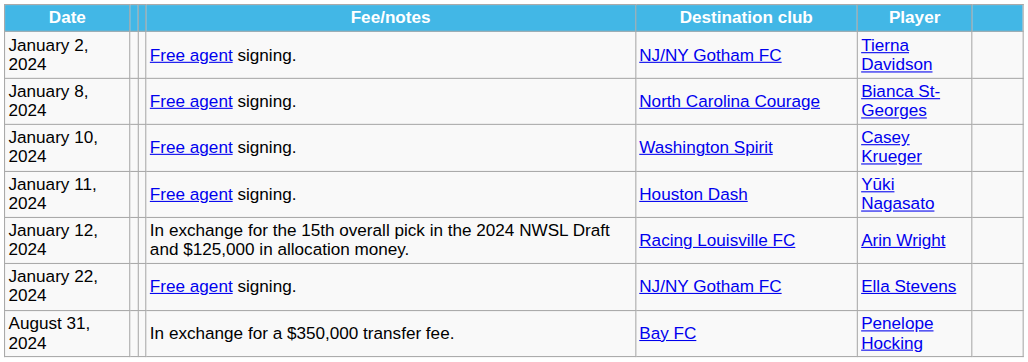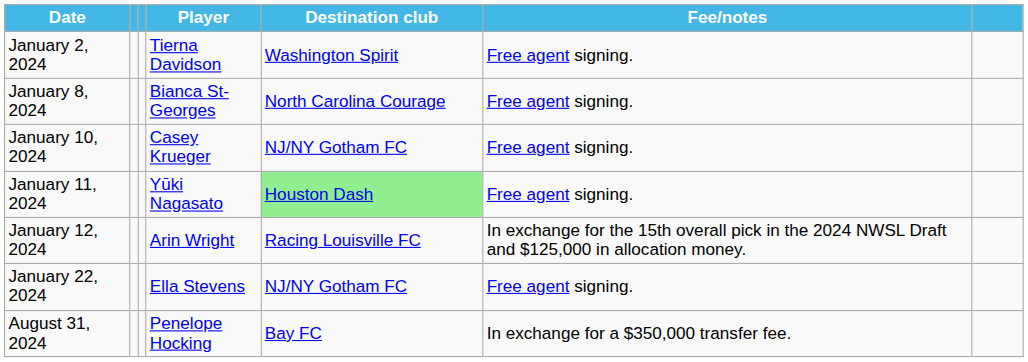columns swapped: (915, 18) <-> (391, 18)
(710, 54) NJ/NY Gotham FC -> (332, 54) Washington Spirit
(706, 147) Washington Spirit -> (336, 147) NJ/NY Gotham FC
(693, 194) no background -> (319, 194) lightgreen background
